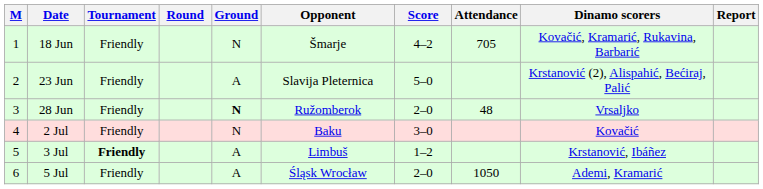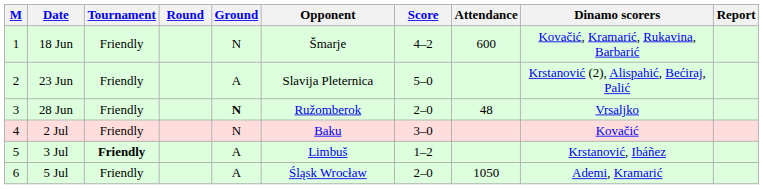(486, 44) 705 -> (486, 44) 600
